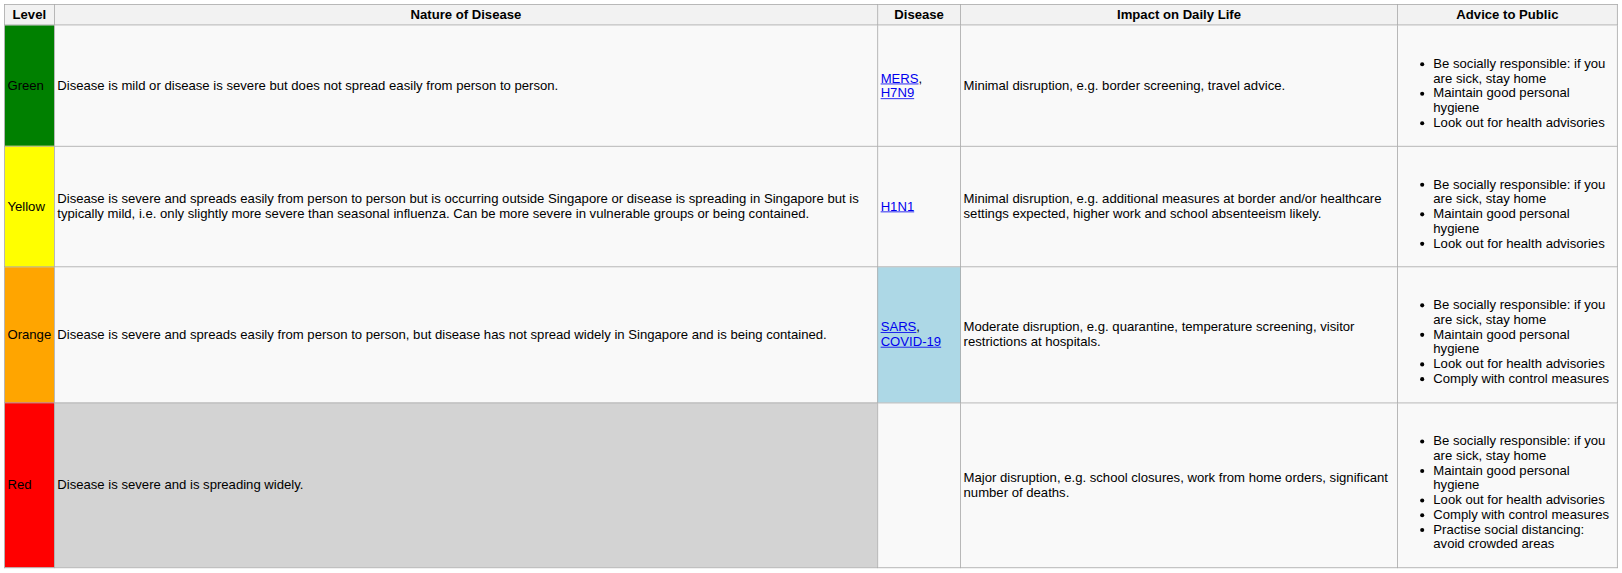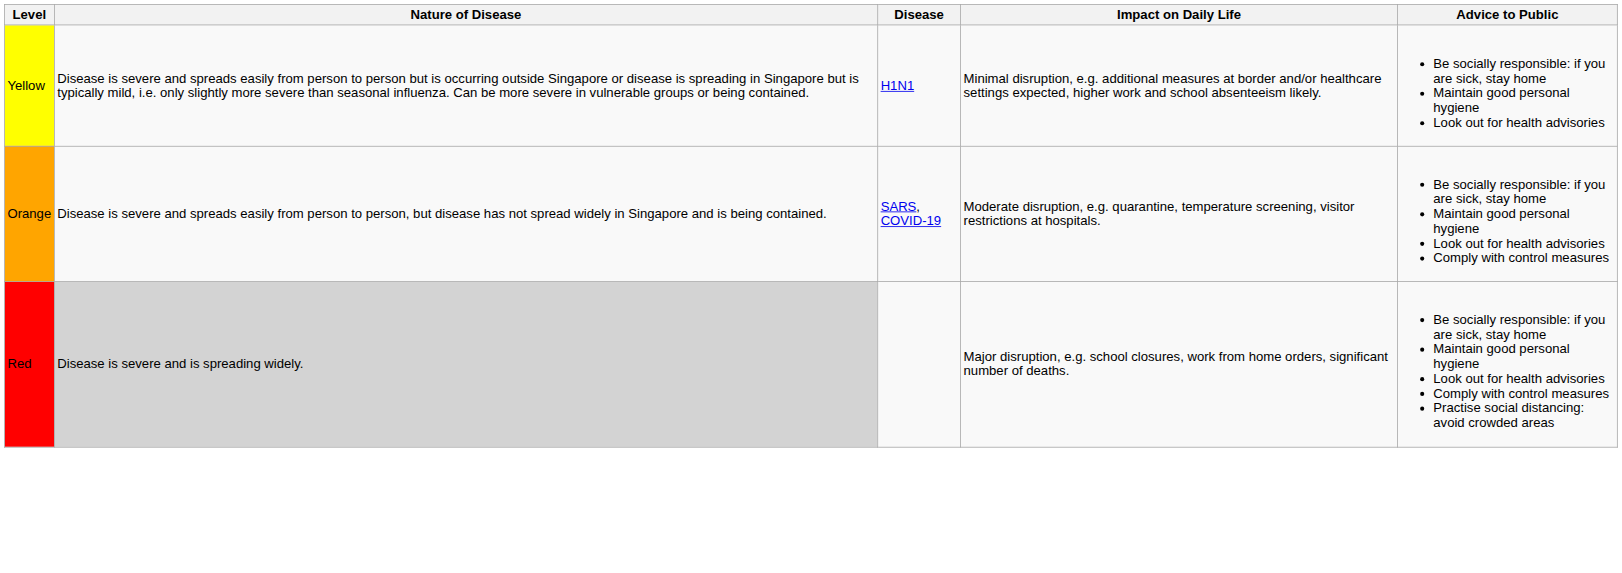- row: (26, 85)
(911, 334) lightblue background -> (911, 213) no background
